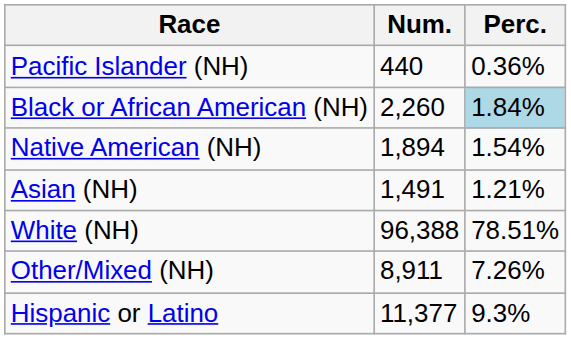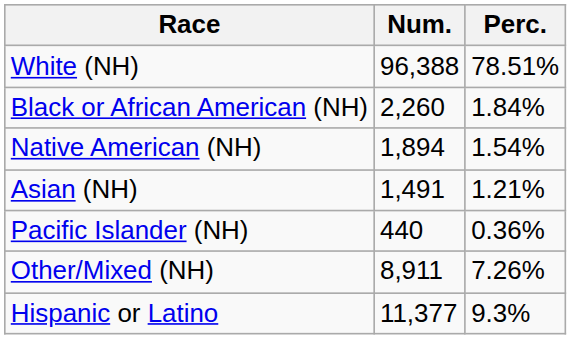rows swapped: (75, 230) <-> (130, 66)
(508, 107) lightblue background -> (508, 107) no background
